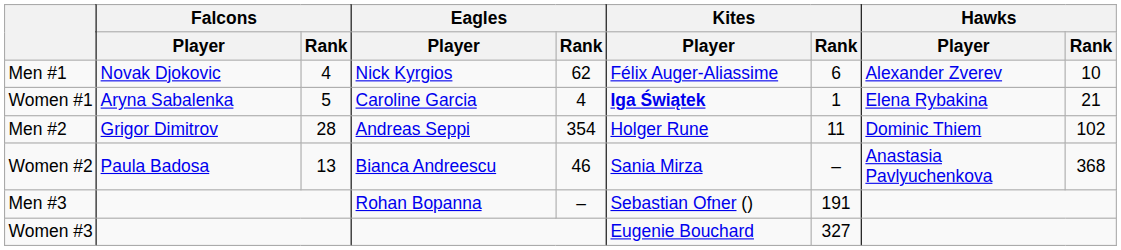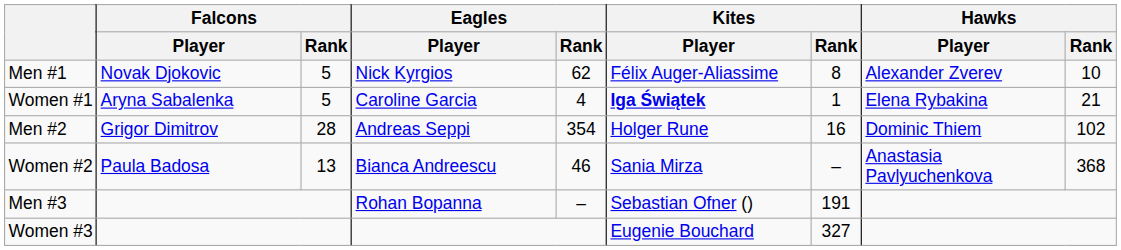(326, 73) 4 -> (326, 73) 5
(836, 73) 6 -> (836, 73) 8
(836, 128) 11 -> (836, 128) 16
